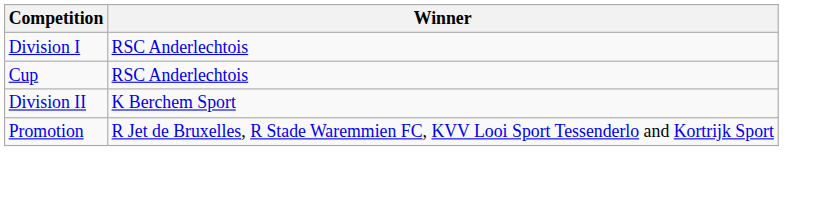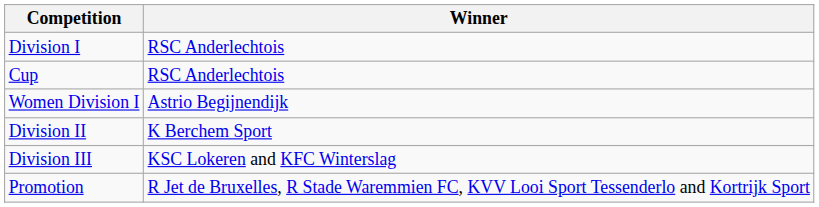+ row: (74, 103)
+ row: (50, 159)
